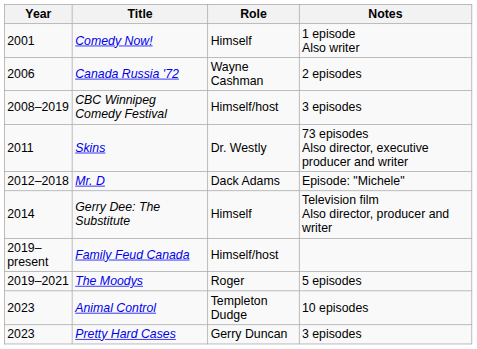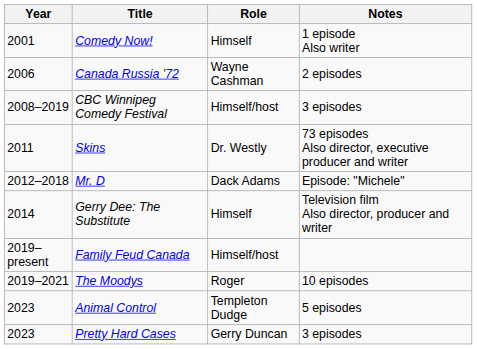(332, 281) 5 episodes -> (335, 281) 10 episodes
(335, 307) 10 episodes -> (332, 307) 5 episodes
